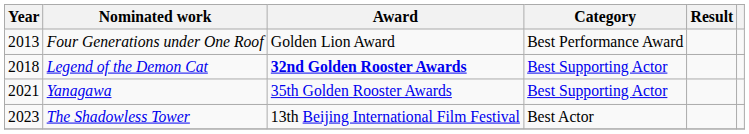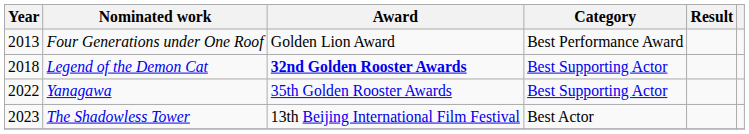(24, 91) 2021 -> (24, 91) 2022
